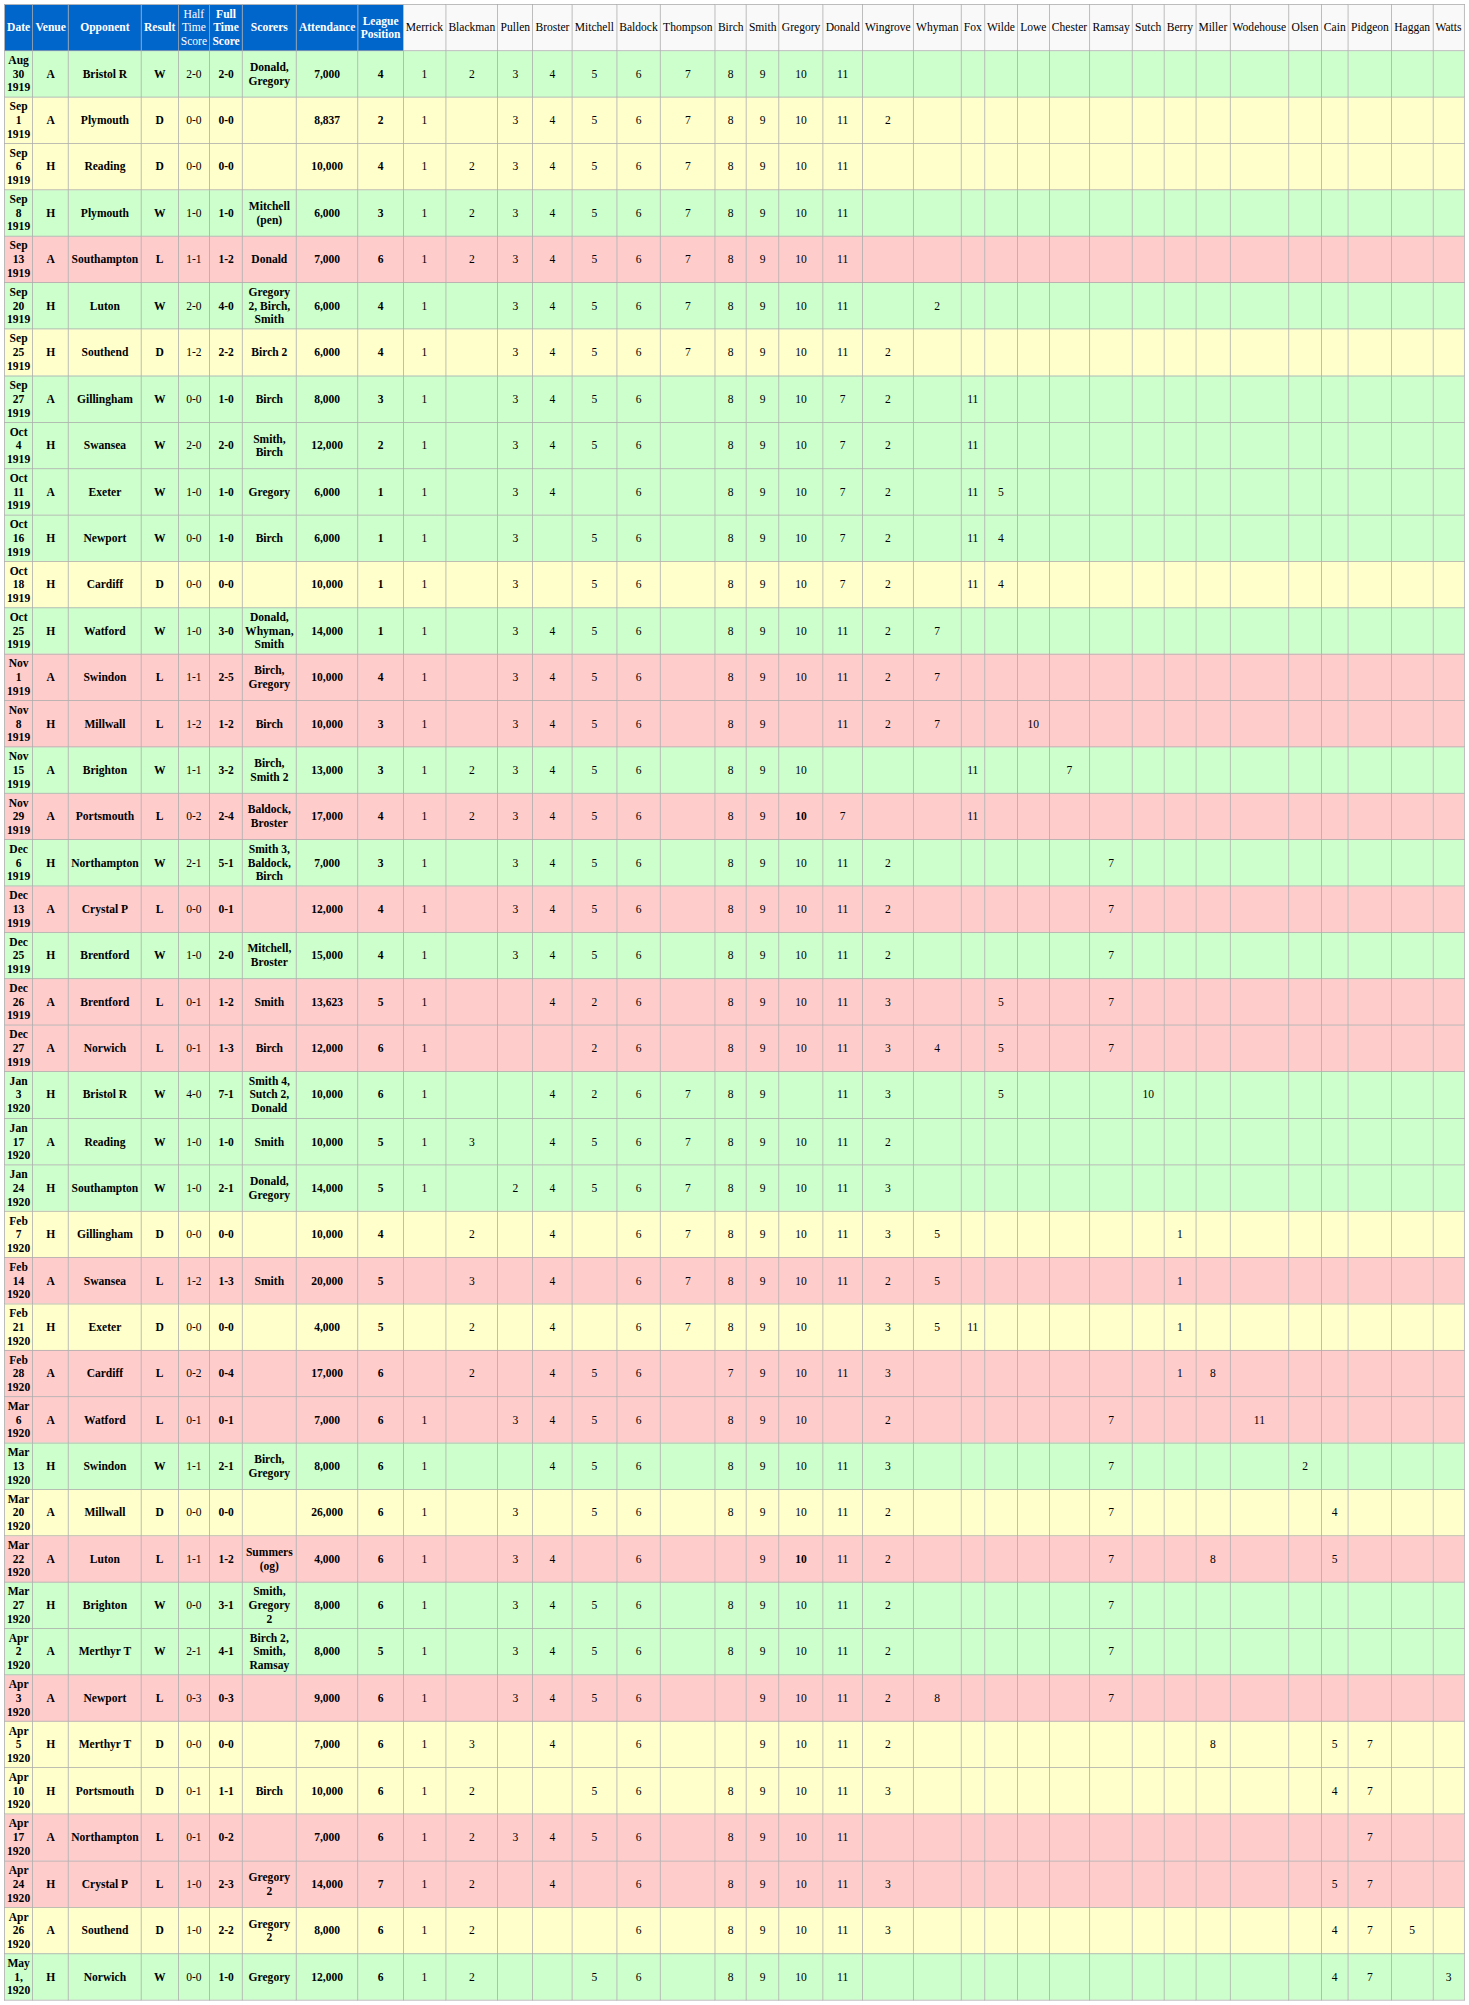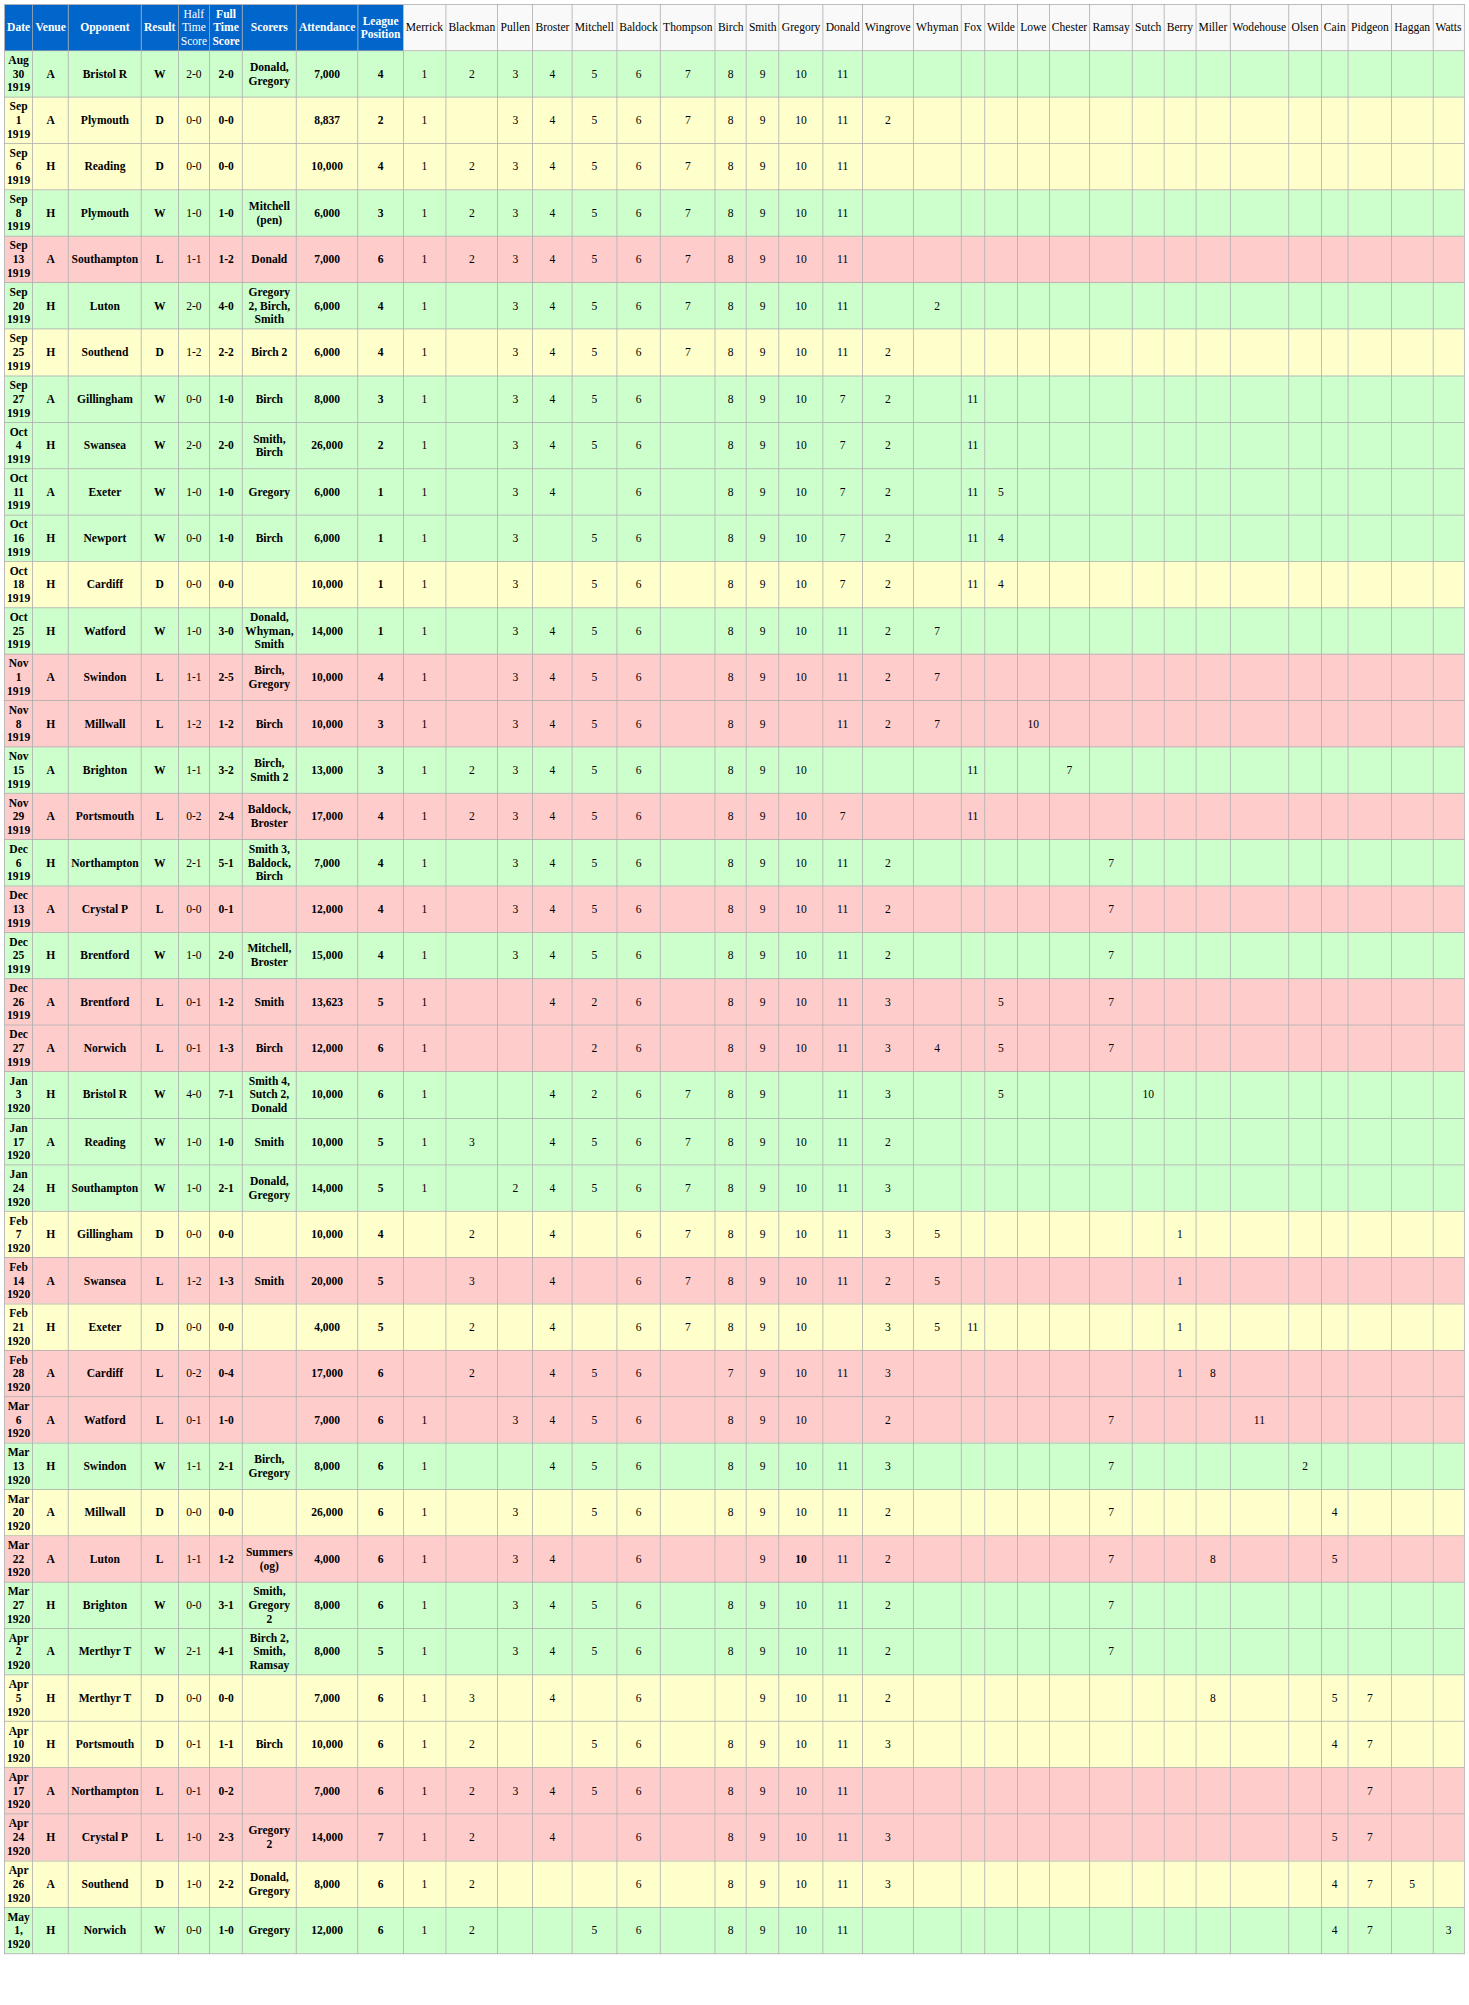(327, 445) 12,000 -> (327, 445) 26,000
(801, 816) bold -> (801, 816) normal
(381, 863) 3 -> (381, 863) 4
(226, 1420) 0-1 -> (226, 1420) 1-0
- row: (19, 1698)
(269, 1930) Gregory 2 -> (269, 1884) Donald, Gregory
